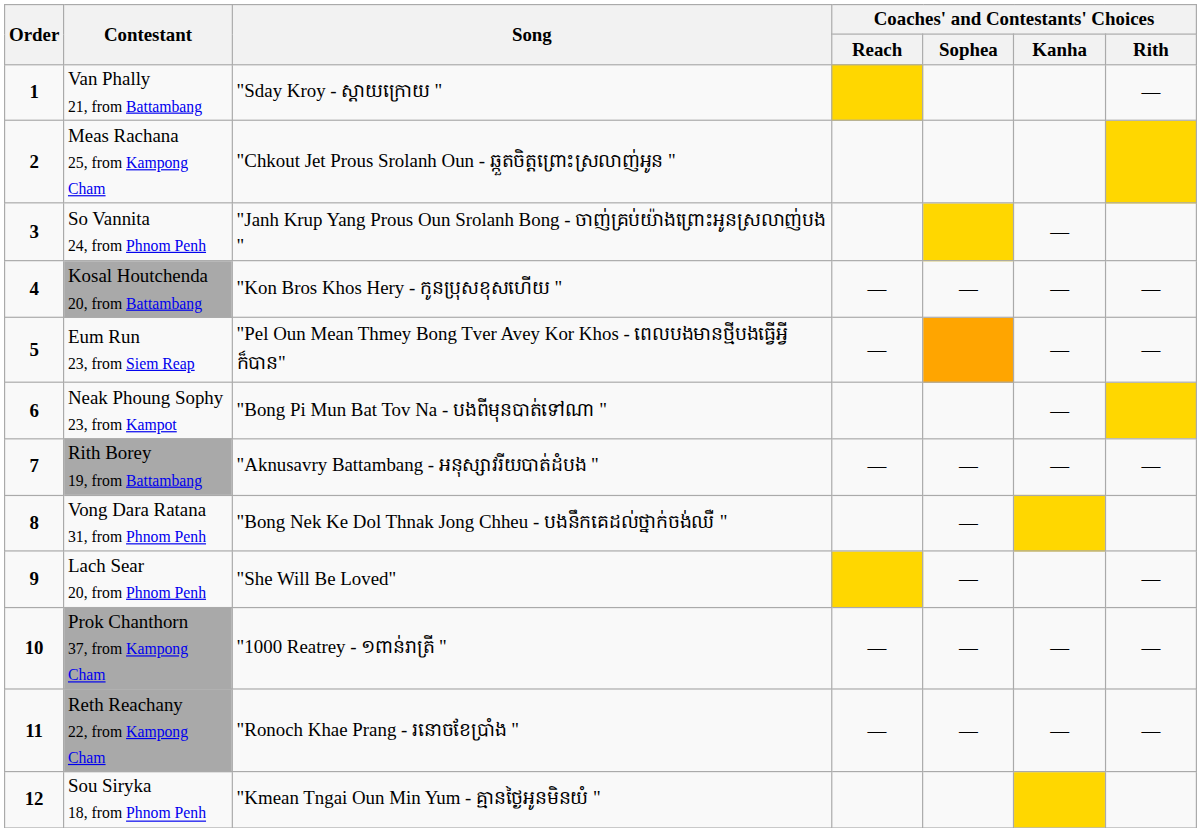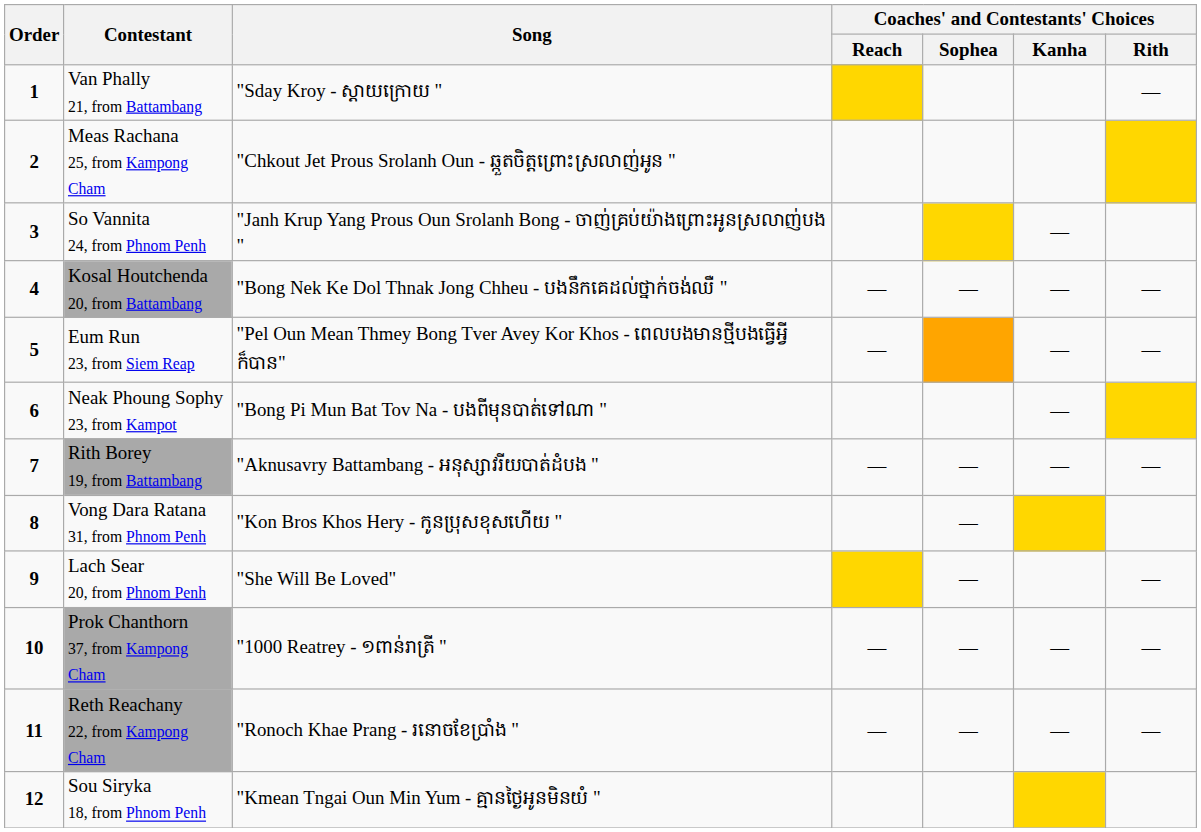(399, 287) "Kon Bros Khos Hery - កូនប្រុសខុសហើយ " -> (482, 287) "Bong Nek Ke Dol Thnak Jong Chheu - បងនឹកគេដល់ថ្នាក់ចង់ឈឺ "
(482, 521) "Bong Nek Ke Dol Thnak Jong Chheu - បងនឹកគេដល់ថ្នាក់ចង់ឈឺ " -> (399, 521) "Kon Bros Khos Hery - កូនប្រុសខុសហើយ "
